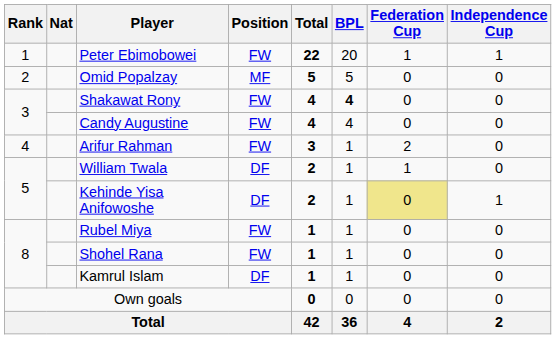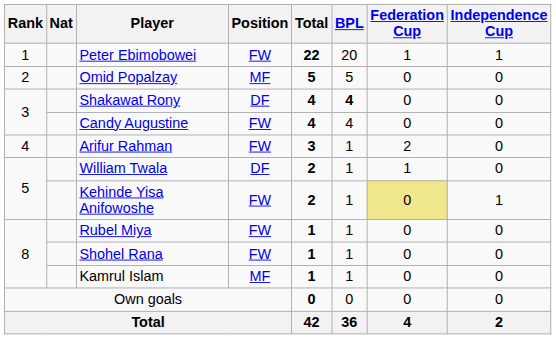(260, 100) FW -> (260, 100) DF
(260, 200) DF -> (260, 200) FW
(260, 276) DF -> (260, 276) MF
